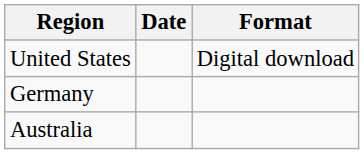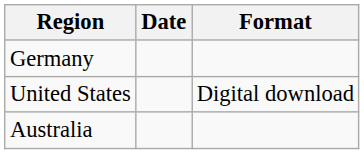rows swapped: (52, 93) <-> (70, 58)
